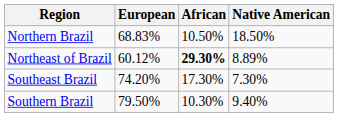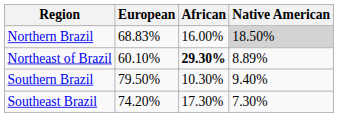(202, 36) 10.50% -> (202, 36) 16.00%
(253, 36) no background -> (253, 36) lightgrey background
(139, 58) 60.12% -> (139, 58) 60.10%
rows swapped: (52, 79) <-> (50, 101)
